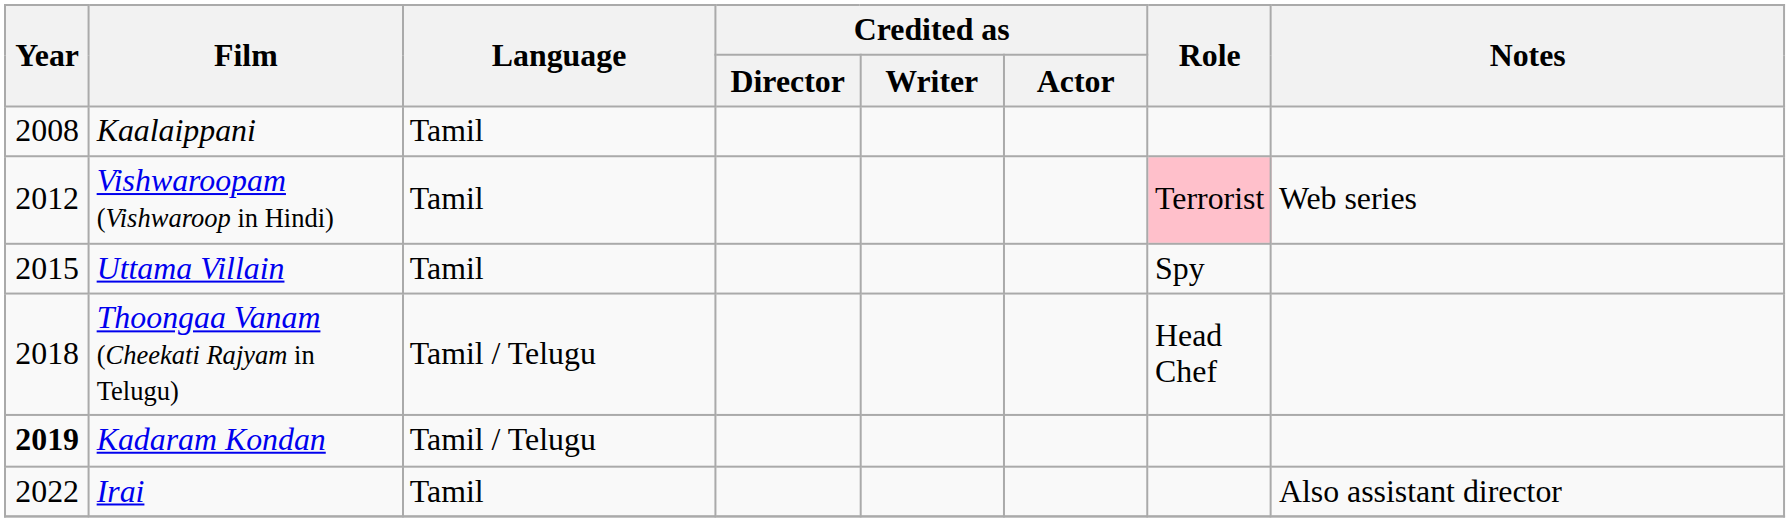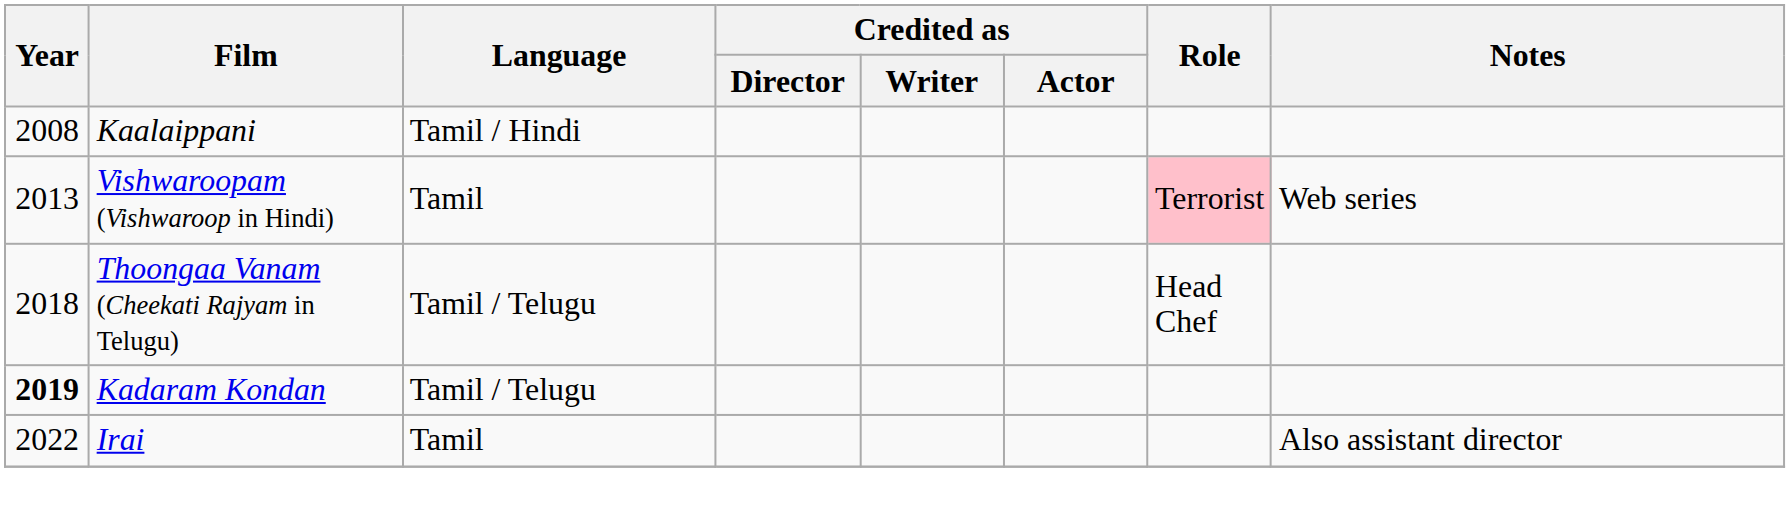(447, 130) Tamil -> (495, 130) Tamil / Hindi
(47, 199) 2012 -> (47, 199) 2013
- row: (191, 267)
